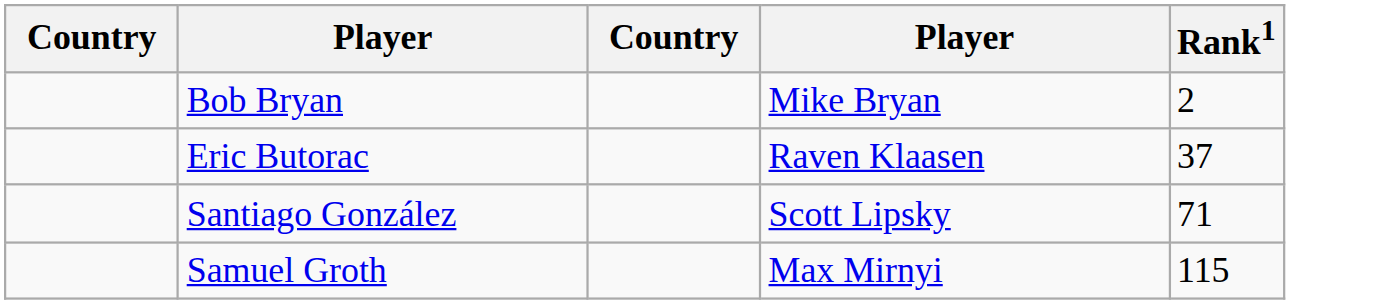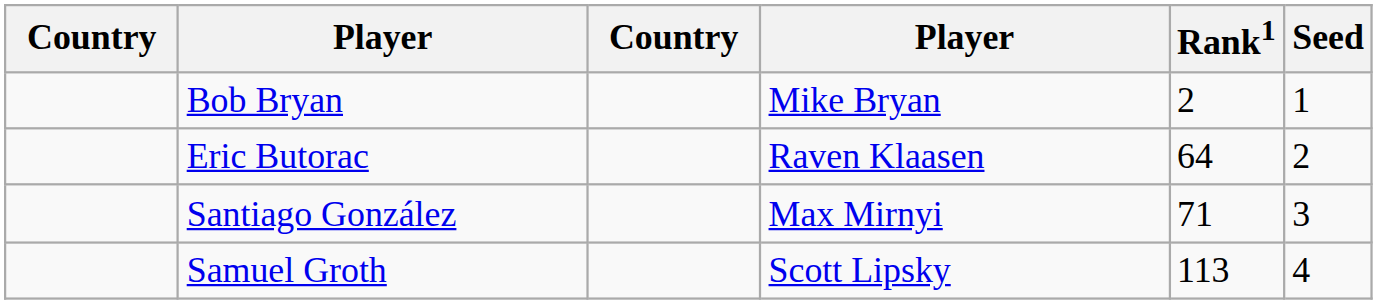+ column: (1328, 37)
(1195, 156) 37 -> (1195, 156) 64
(860, 213) Scott Lipsky -> (856, 213) Max Mirnyi
(856, 269) Max Mirnyi -> (860, 269) Scott Lipsky
(1203, 269) 115 -> (1203, 269) 113
